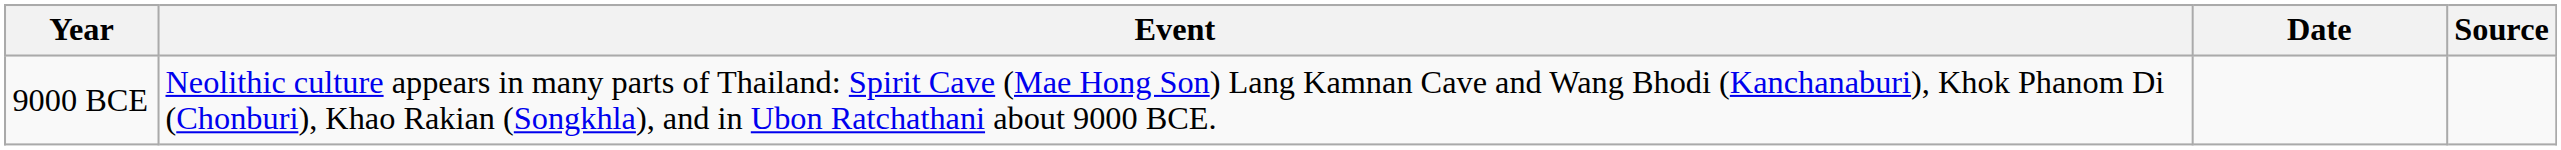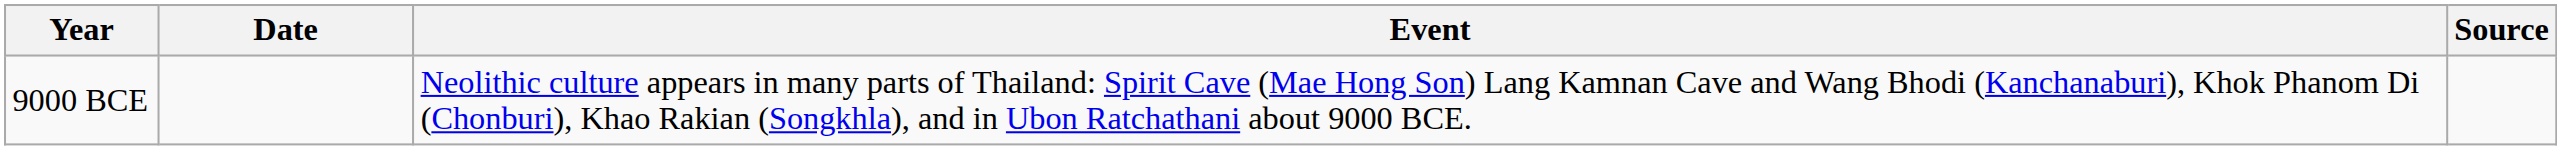columns swapped: (2319, 30) <-> (1175, 30)
